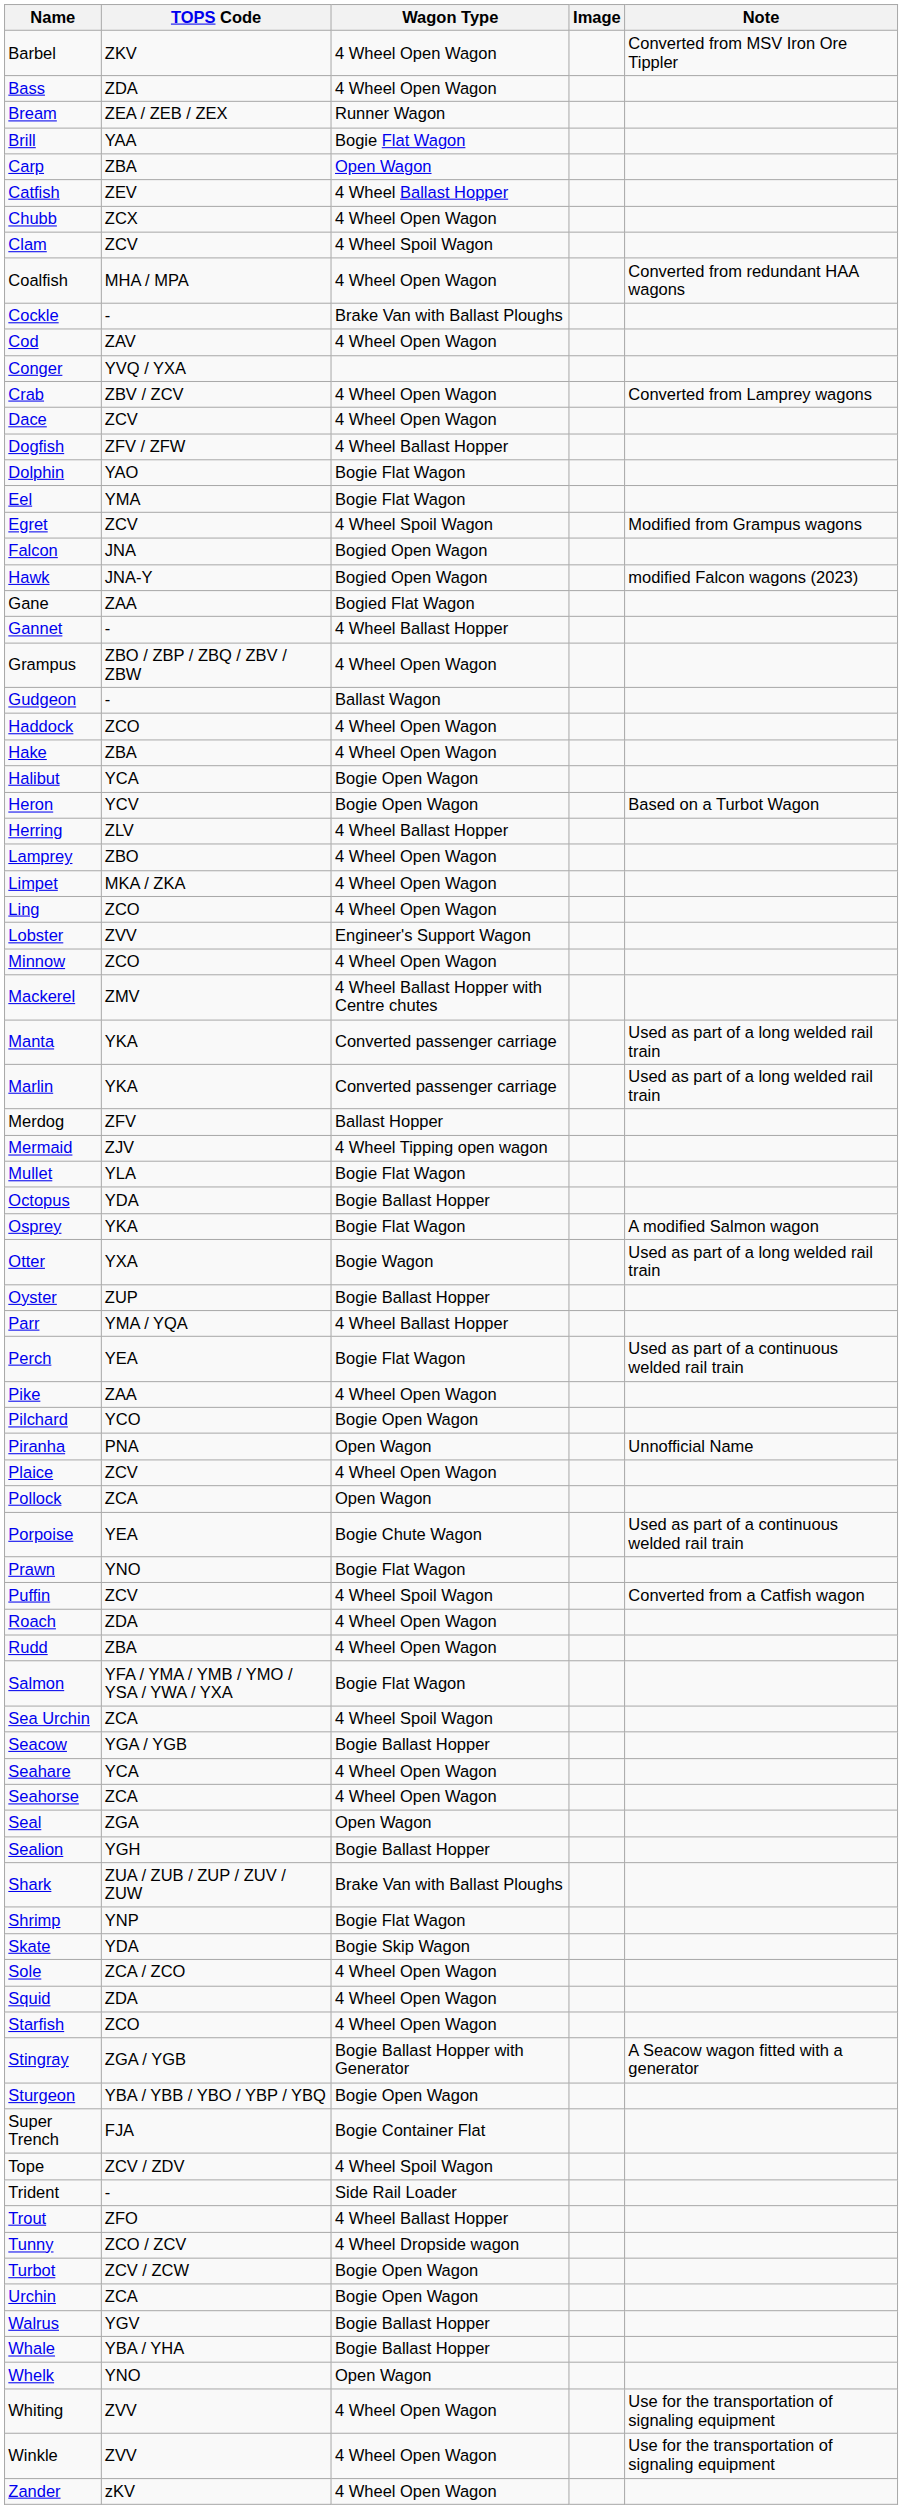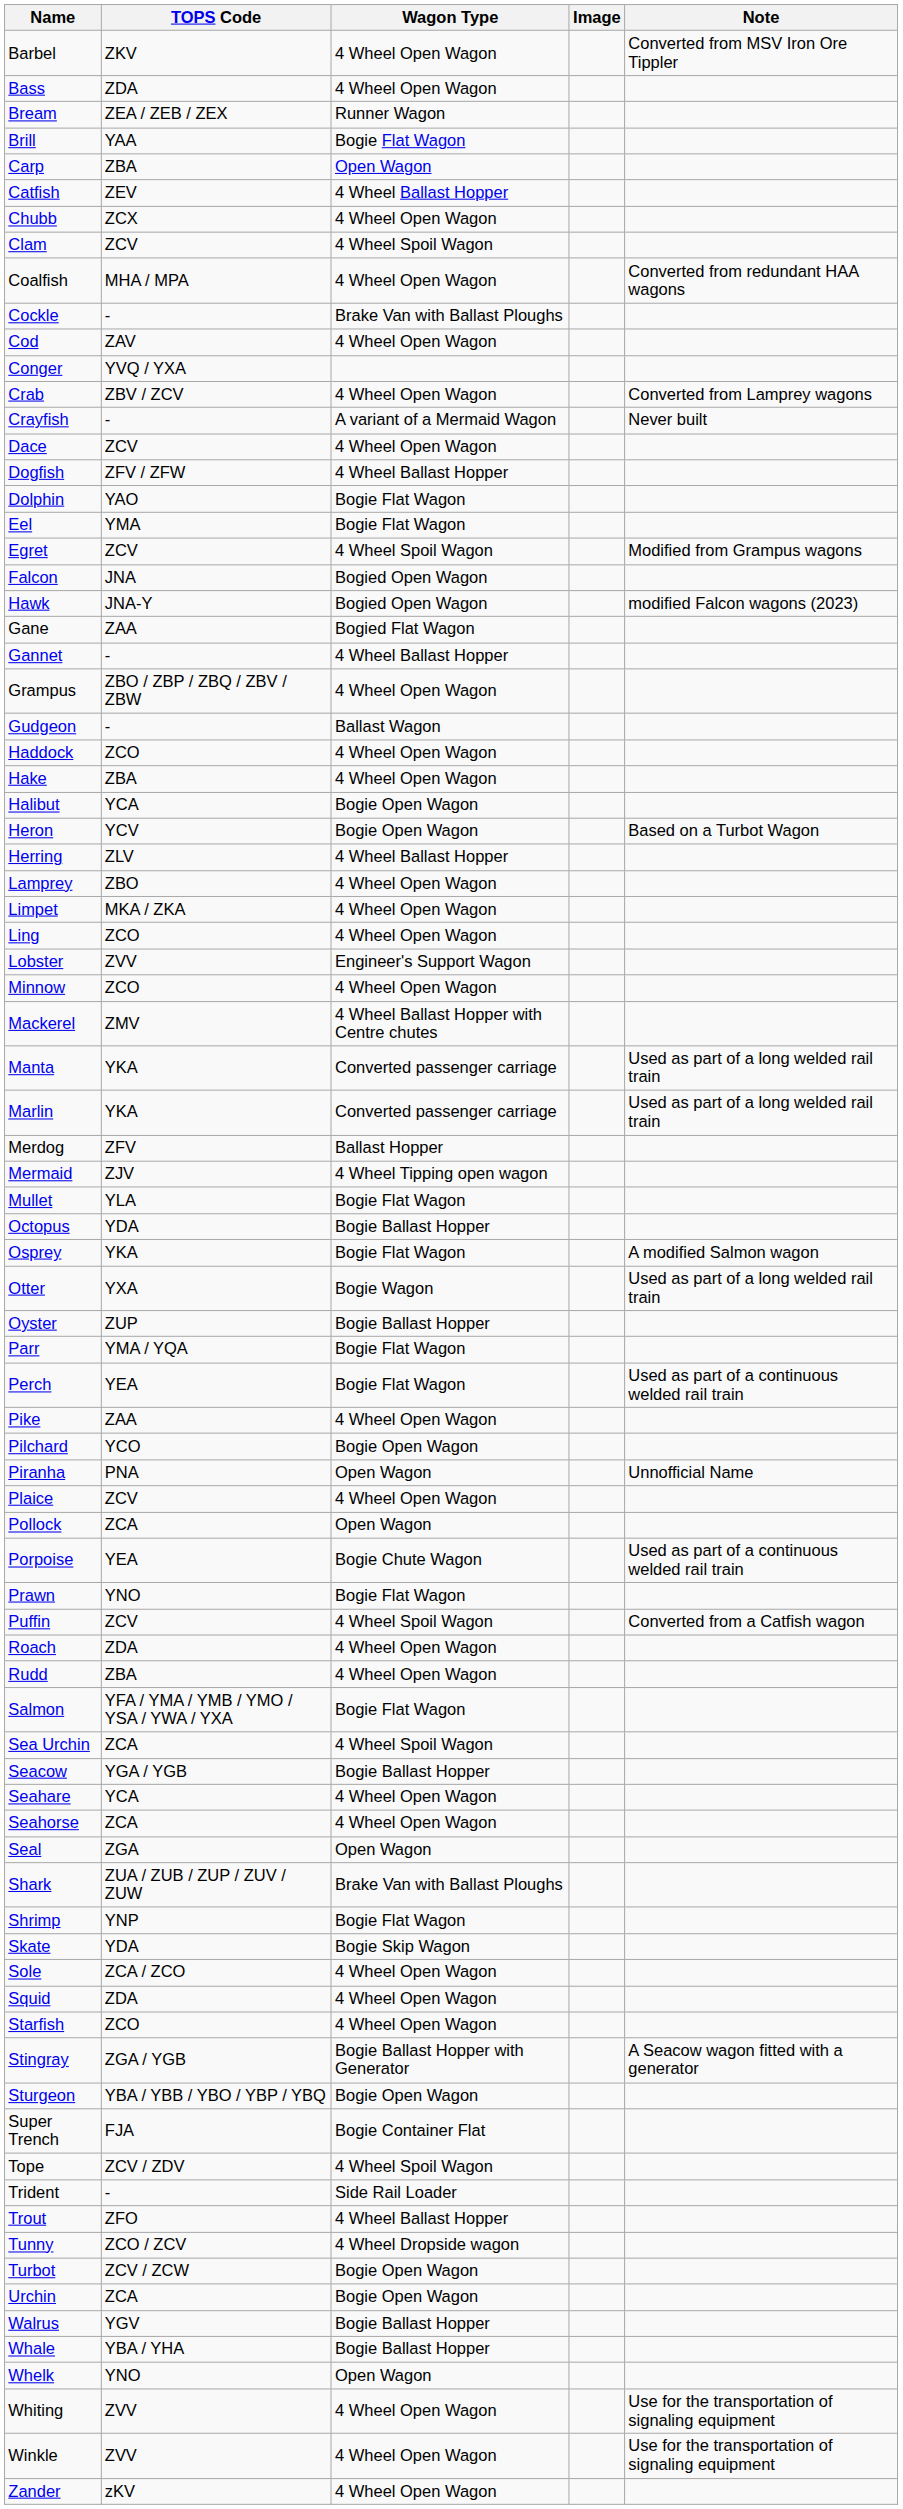+ row: (39, 420)
(422, 1323) 4 Wheel Ballast Hopper -> (400, 1349) Bogie Flat Wagon
- row: (36, 1849)
